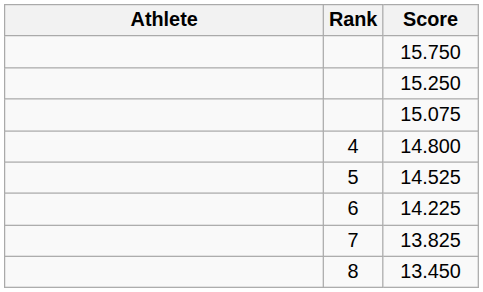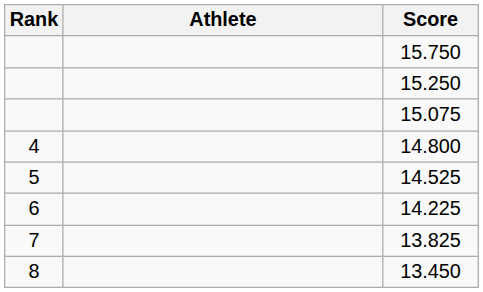columns swapped: (353, 20) <-> (164, 20)
